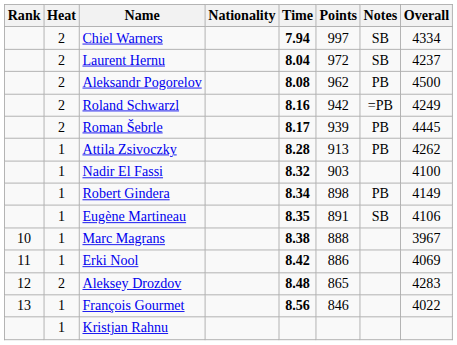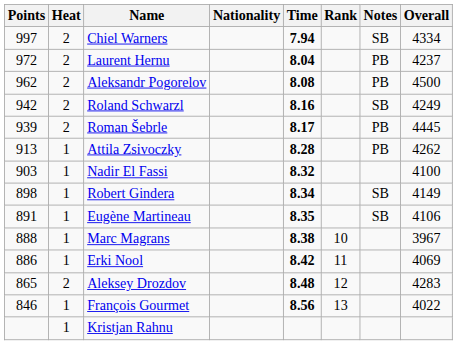columns swapped: (24, 15) <-> (338, 15)
(380, 60) SB -> (380, 60) PB
(380, 104) =PB -> (380, 104) SB
(380, 194) PB -> (380, 194) SB
